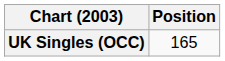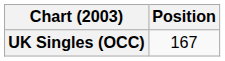(184, 42) 165 -> (184, 42) 167
